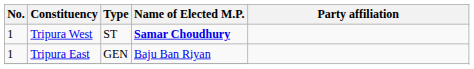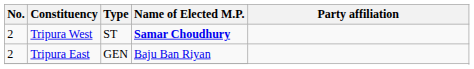(10, 34) 1 -> (10, 34) 2
(10, 54) 1 -> (10, 54) 2
